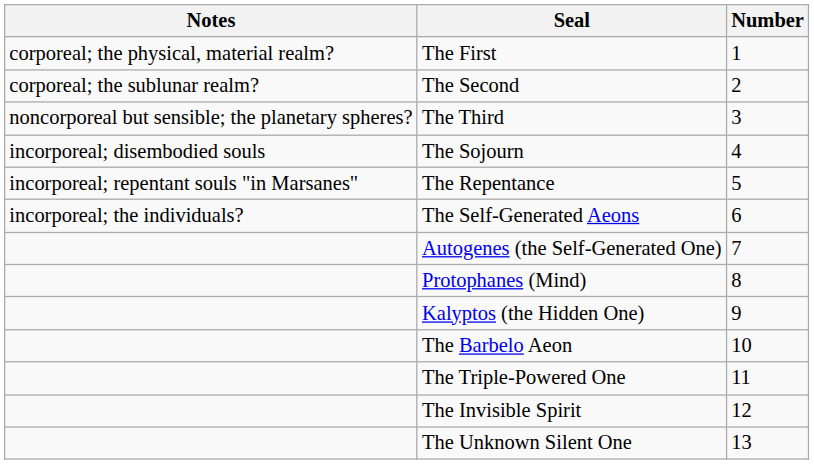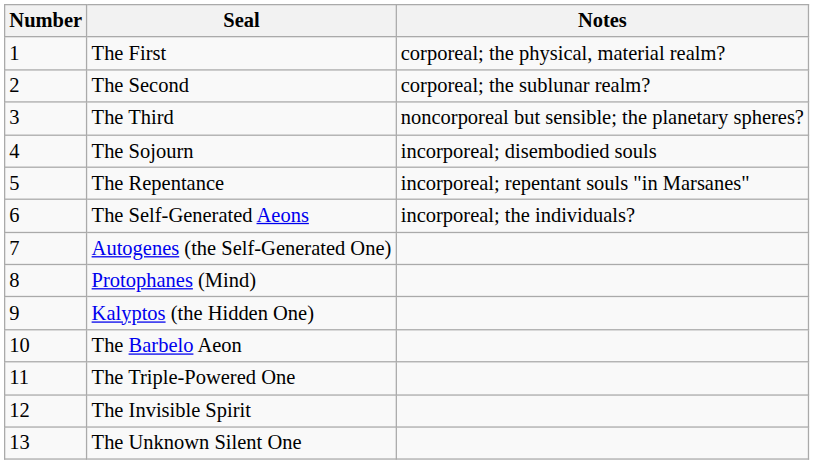columns swapped: (768, 20) <-> (211, 20)
